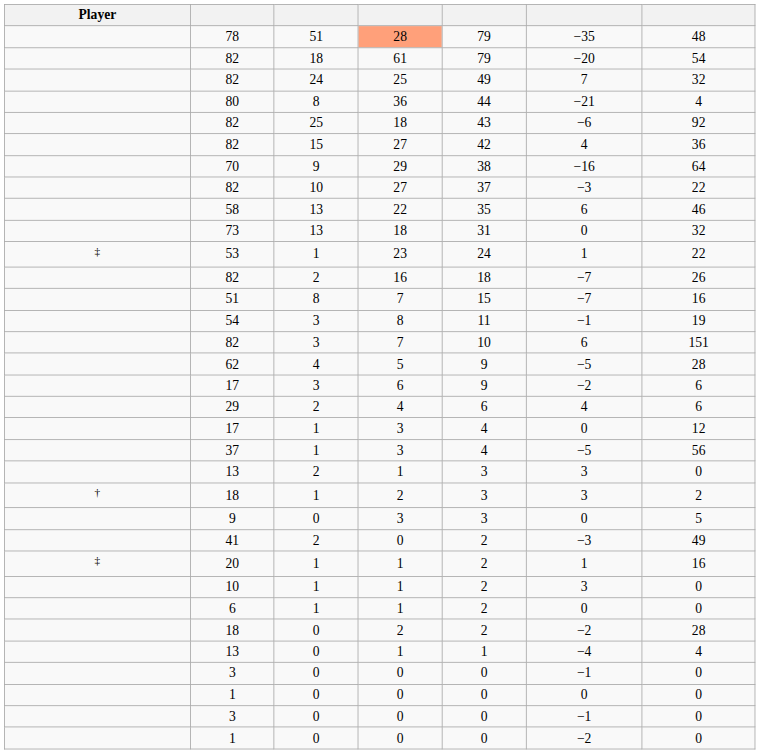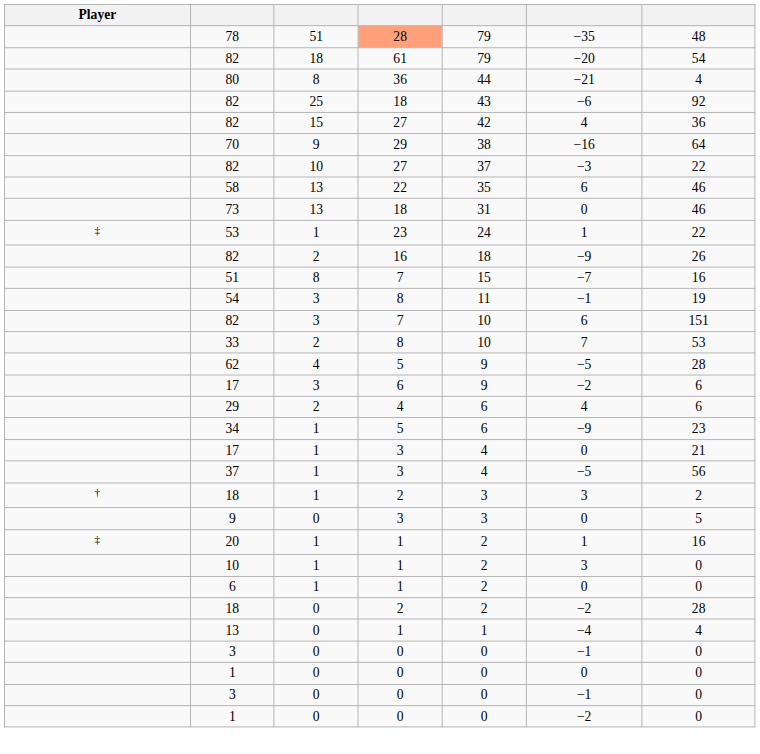- row: (232, 79)
(699, 230) 32 -> (699, 209) 46
(584, 277) −7 -> (584, 256) −9
+ row: (232, 342)
+ row: (232, 428)
(699, 428) 12 -> (699, 450) 21
- row: (232, 471)
- row: (232, 540)
